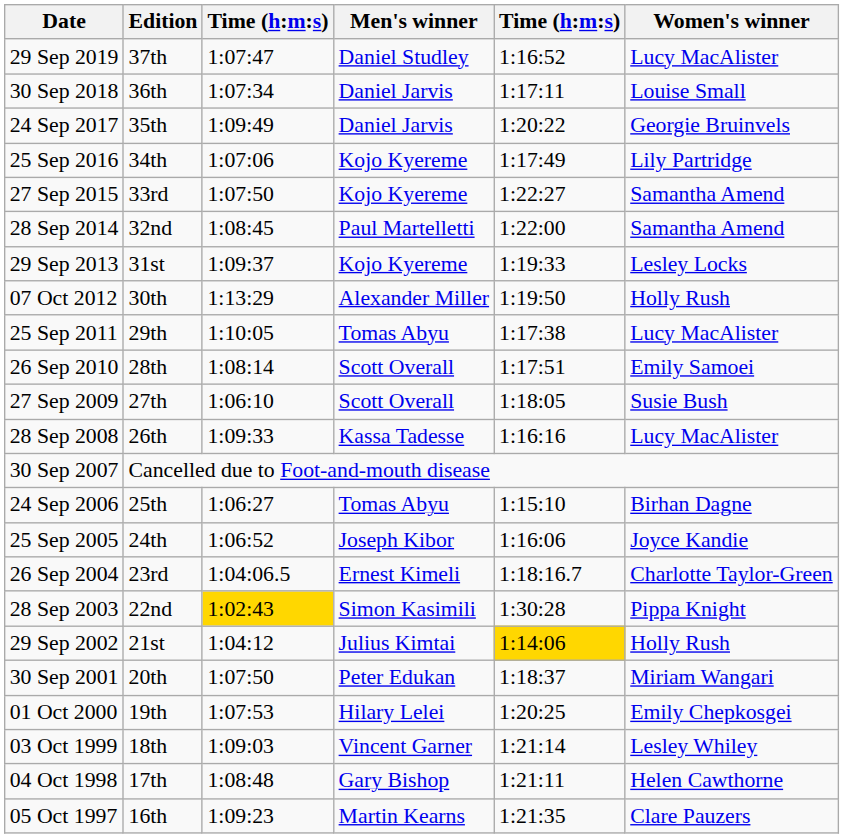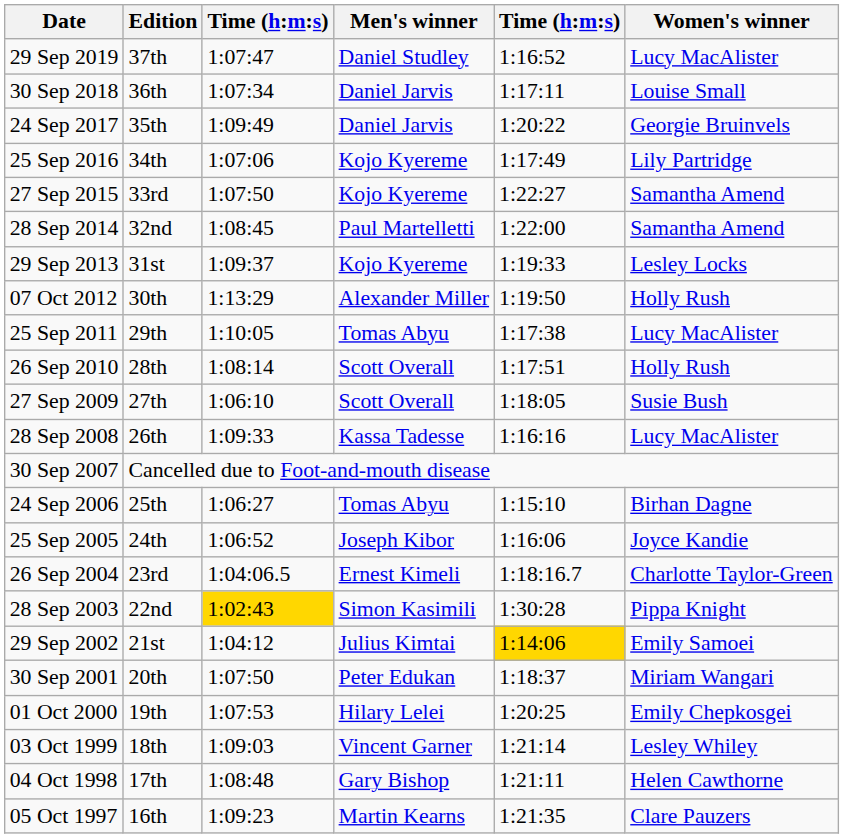(692, 366) Emily Samoei -> (680, 366) Holly Rush
(680, 642) Holly Rush -> (692, 642) Emily Samoei
